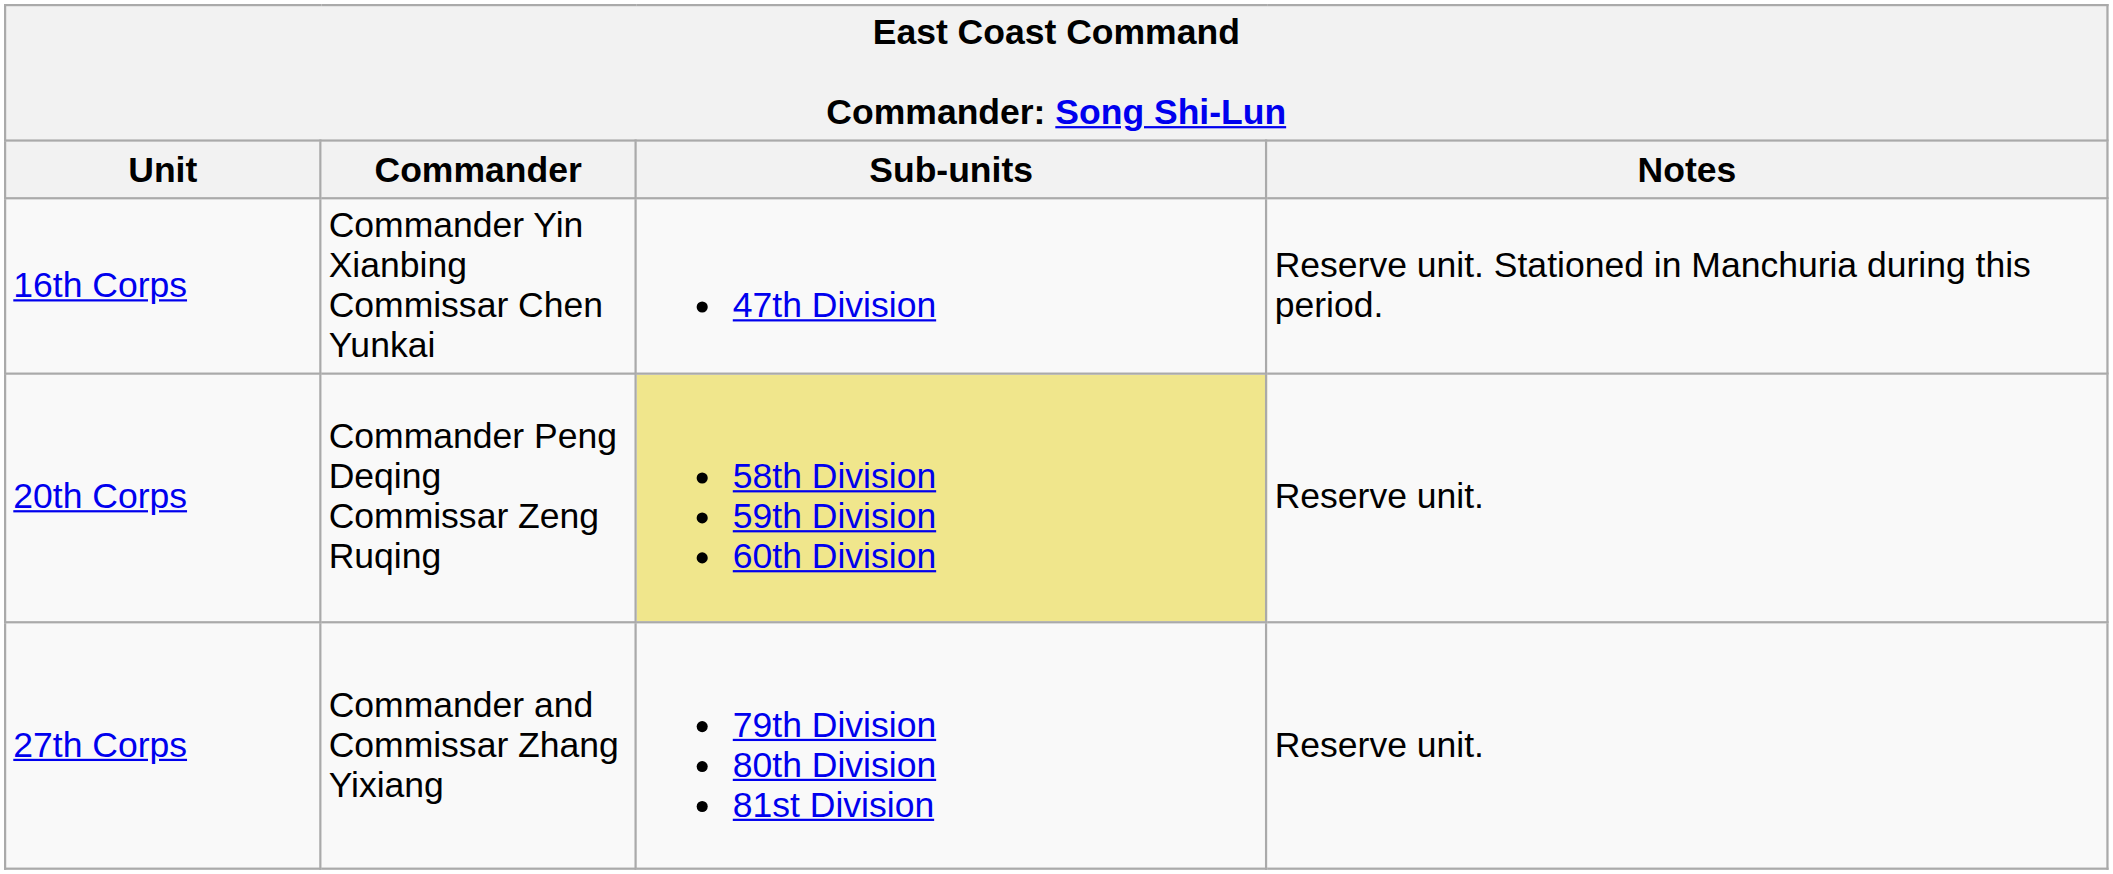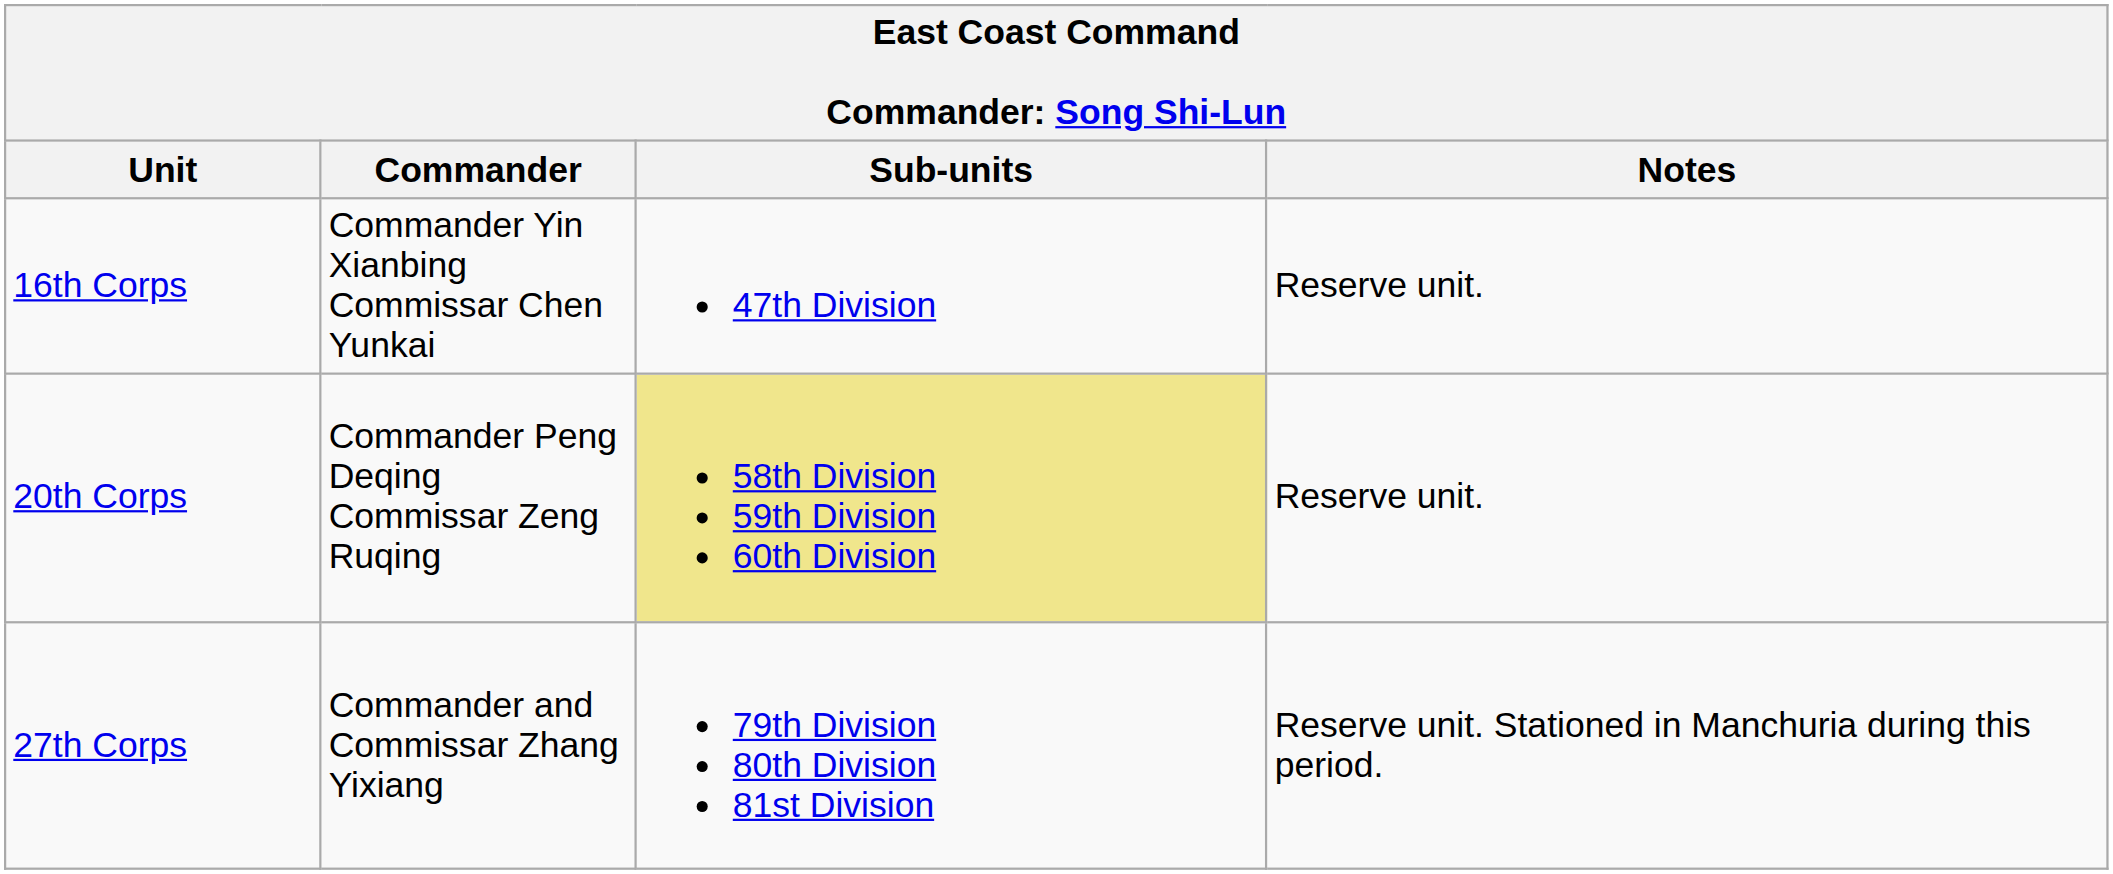(1653, 285) Reserve unit. Stationed in Manchuria during this period. -> (1379, 285) Reserve unit.
(1379, 744) Reserve unit. -> (1653, 744) Reserve unit. Stationed in Manchuria during this period.
